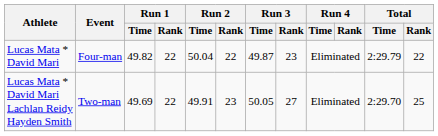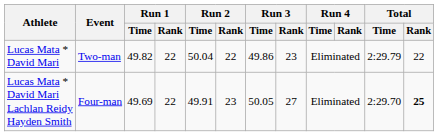(100, 56) Four-man -> (99, 56) Two-man
(261, 56) 49.87 -> (261, 56) 49.86
(99, 101) Two-man -> (100, 101) Four-man
(419, 101) normal -> (419, 101) bold
